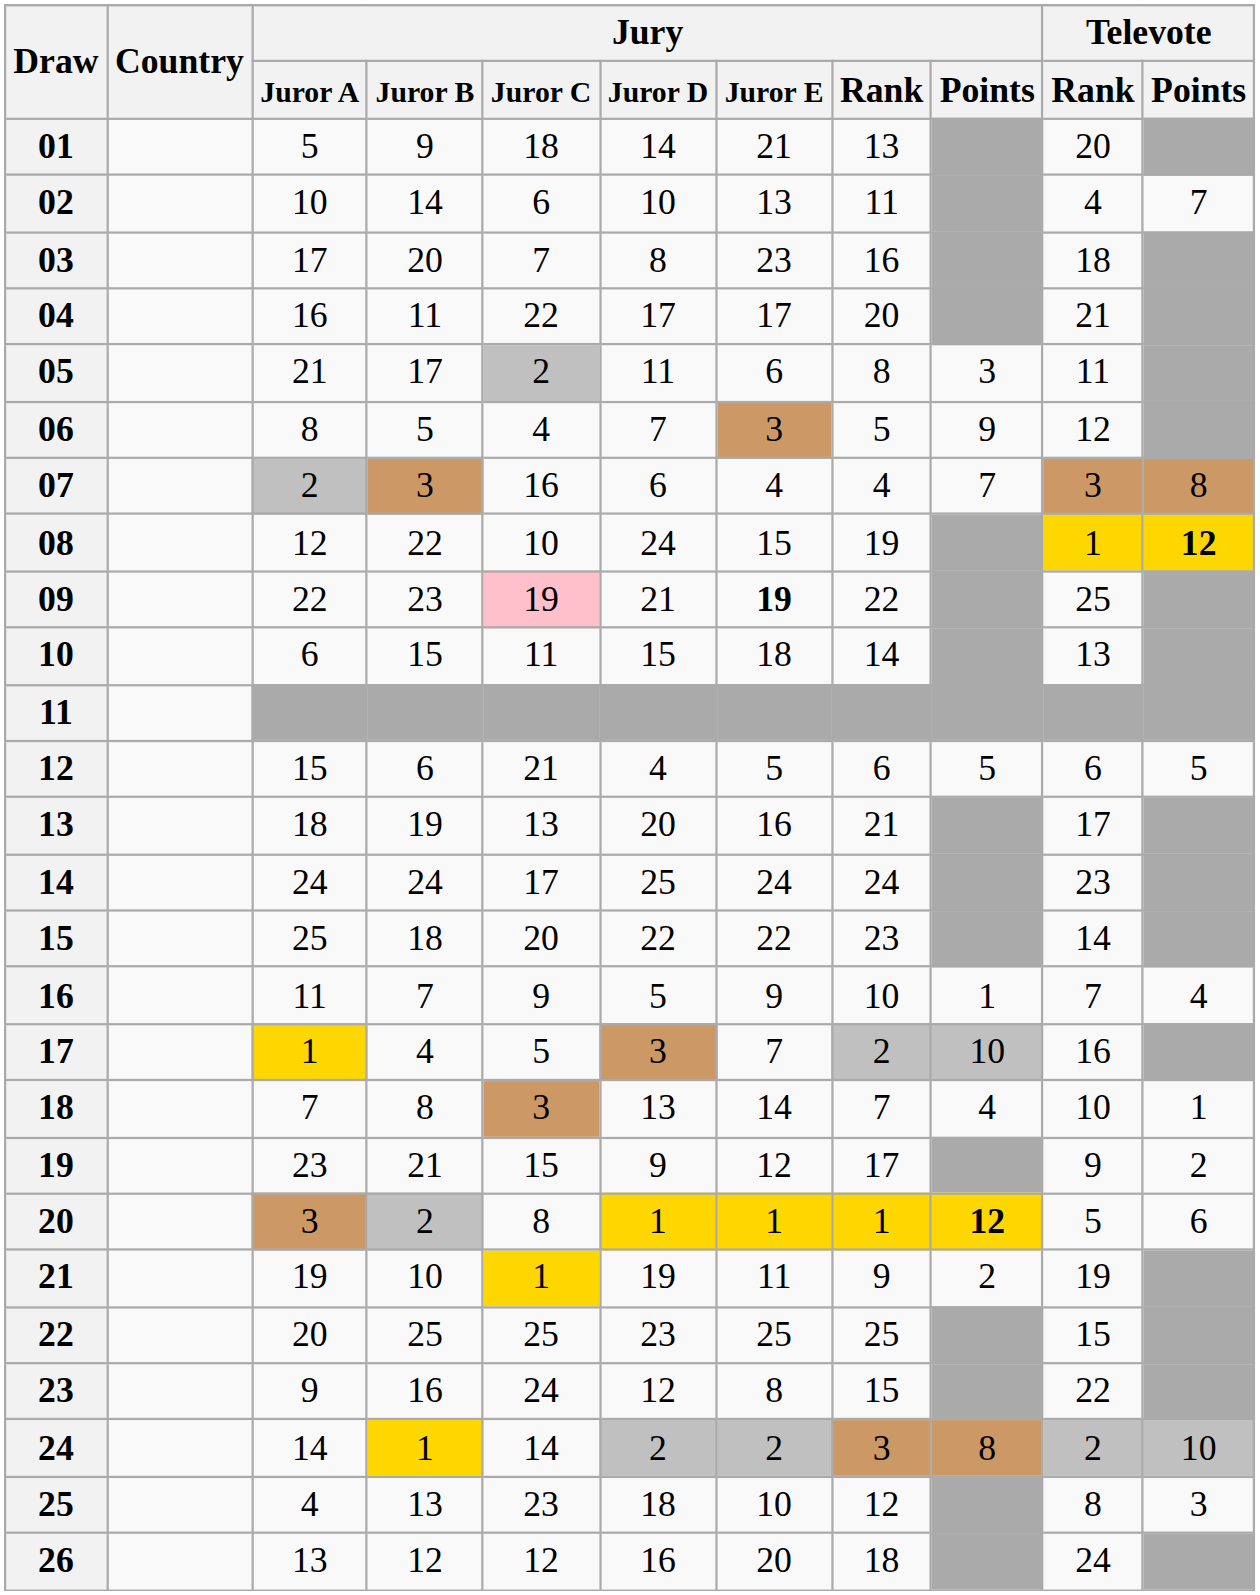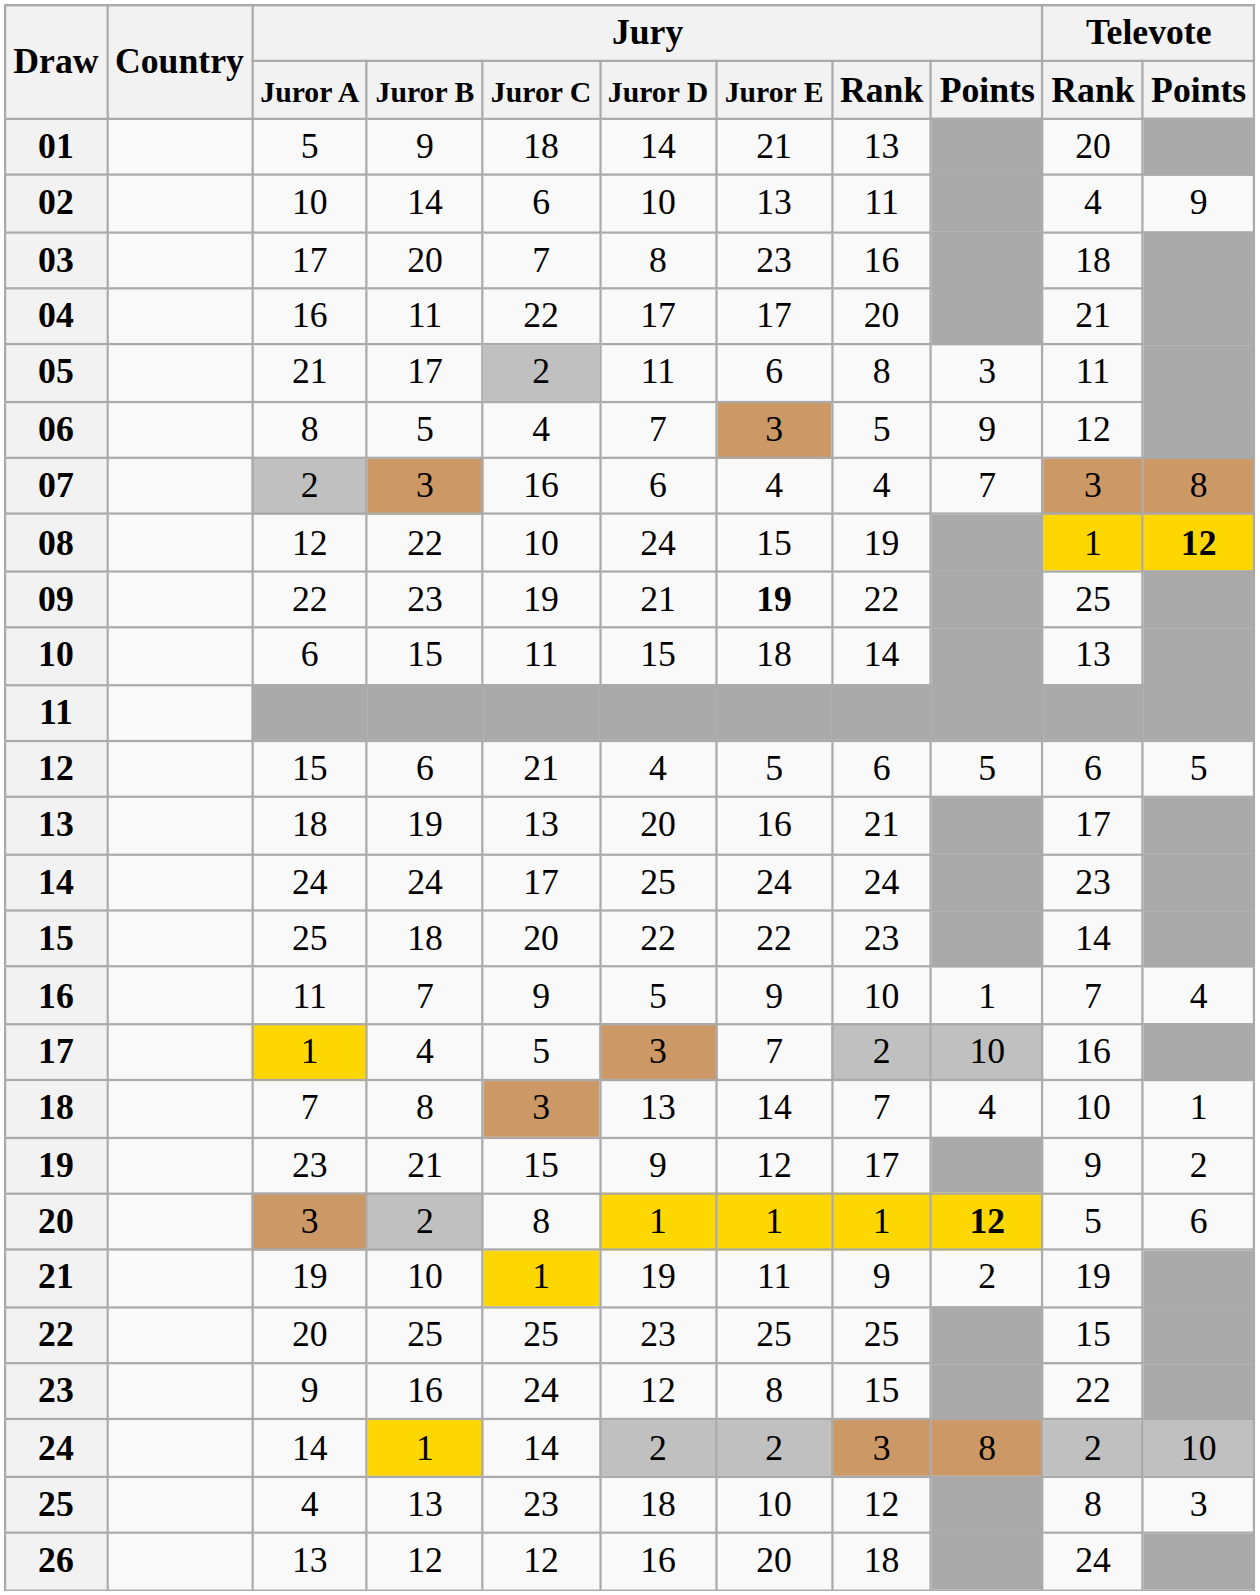(1199, 202) 7 -> (1199, 202) 9
(541, 598) pink background -> (541, 598) no background
